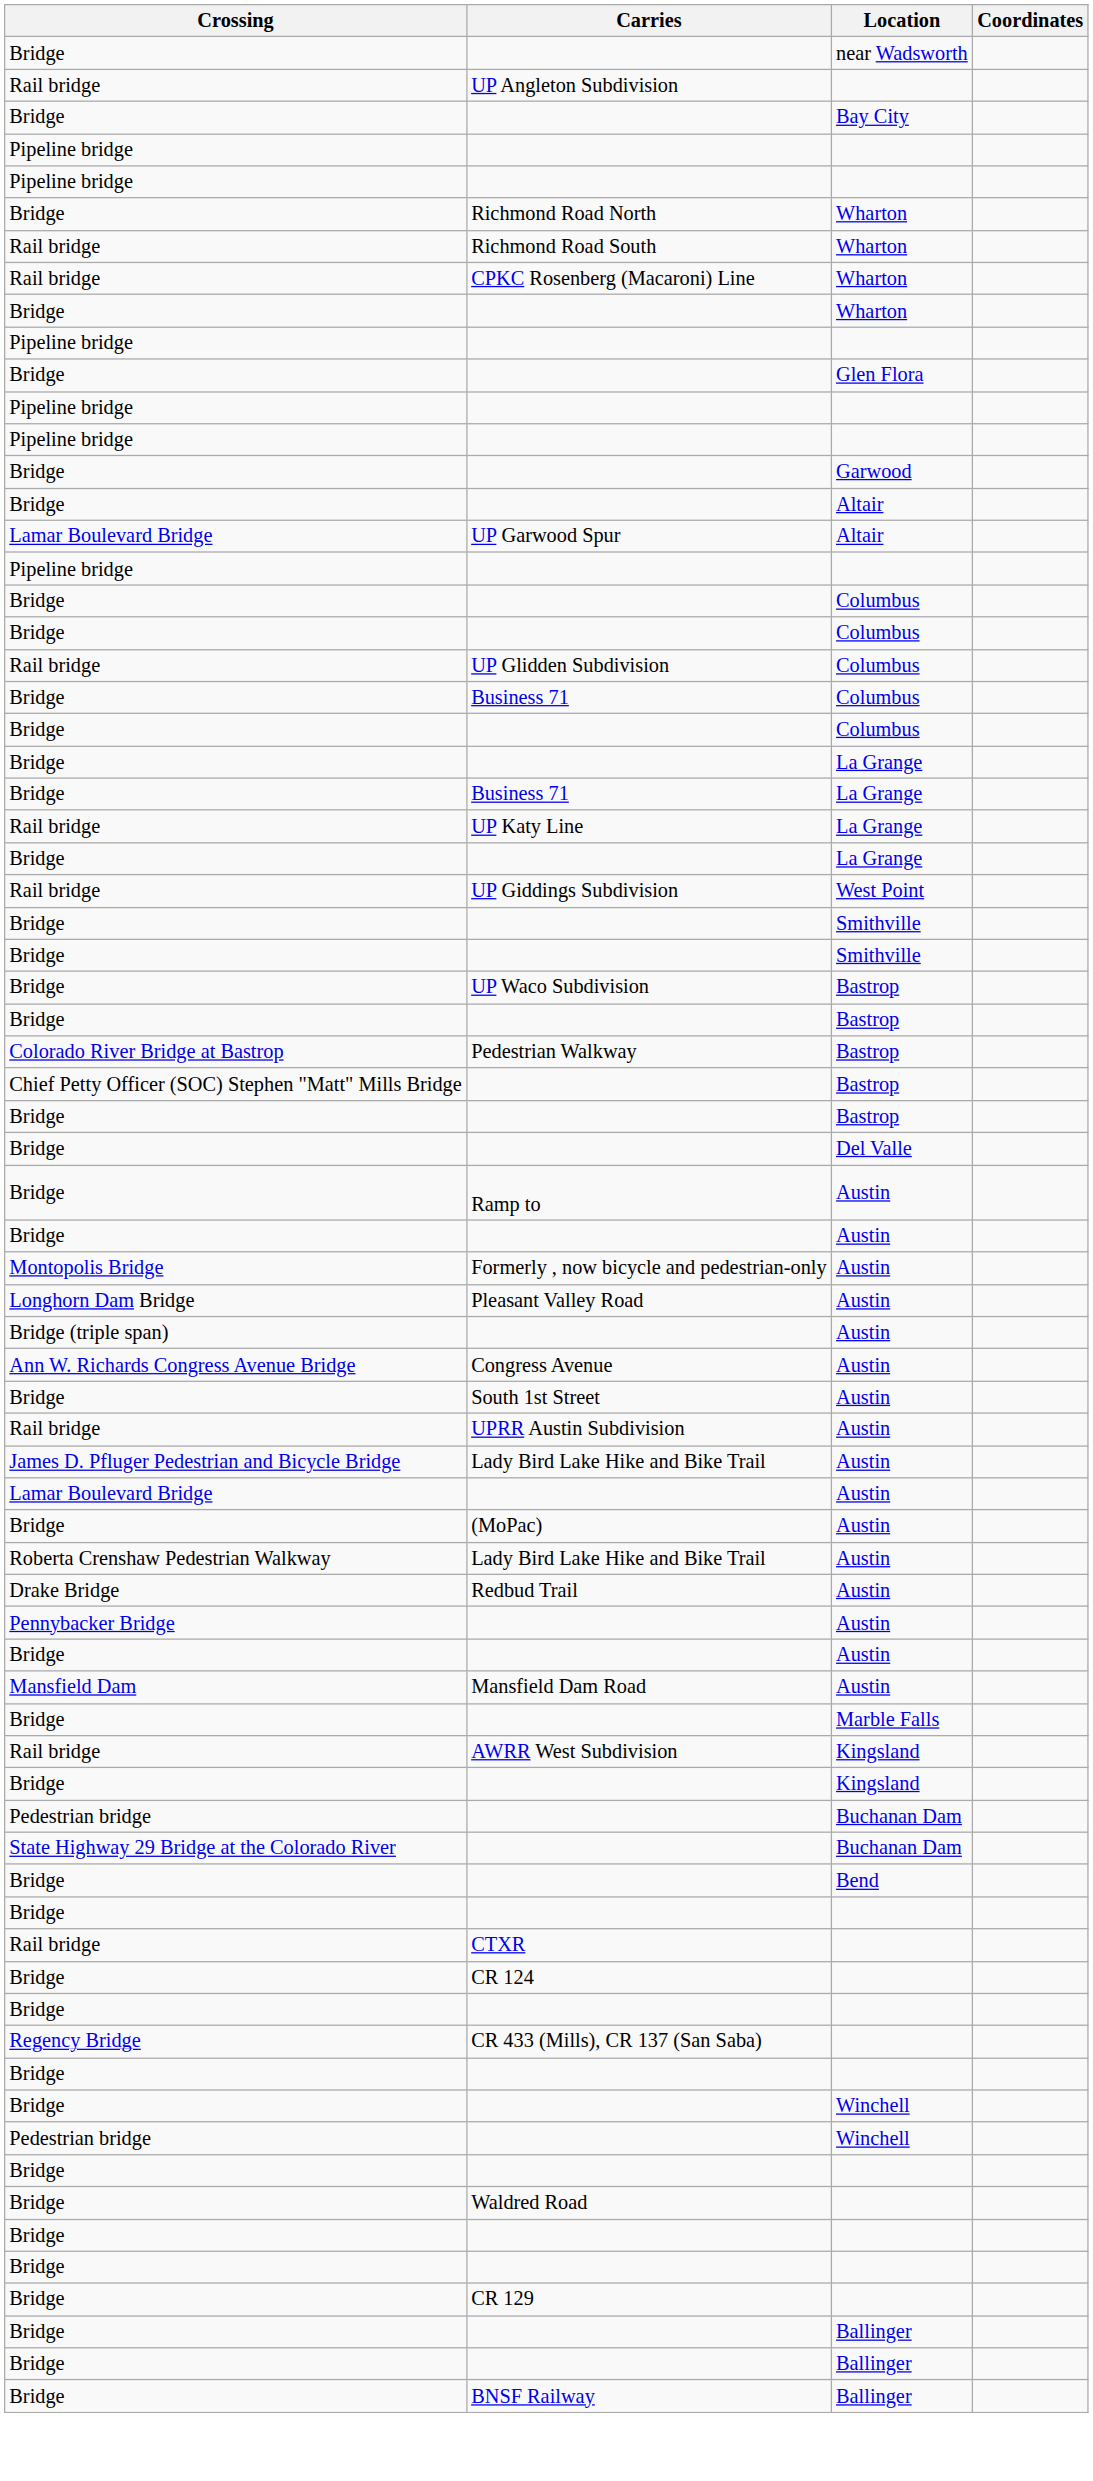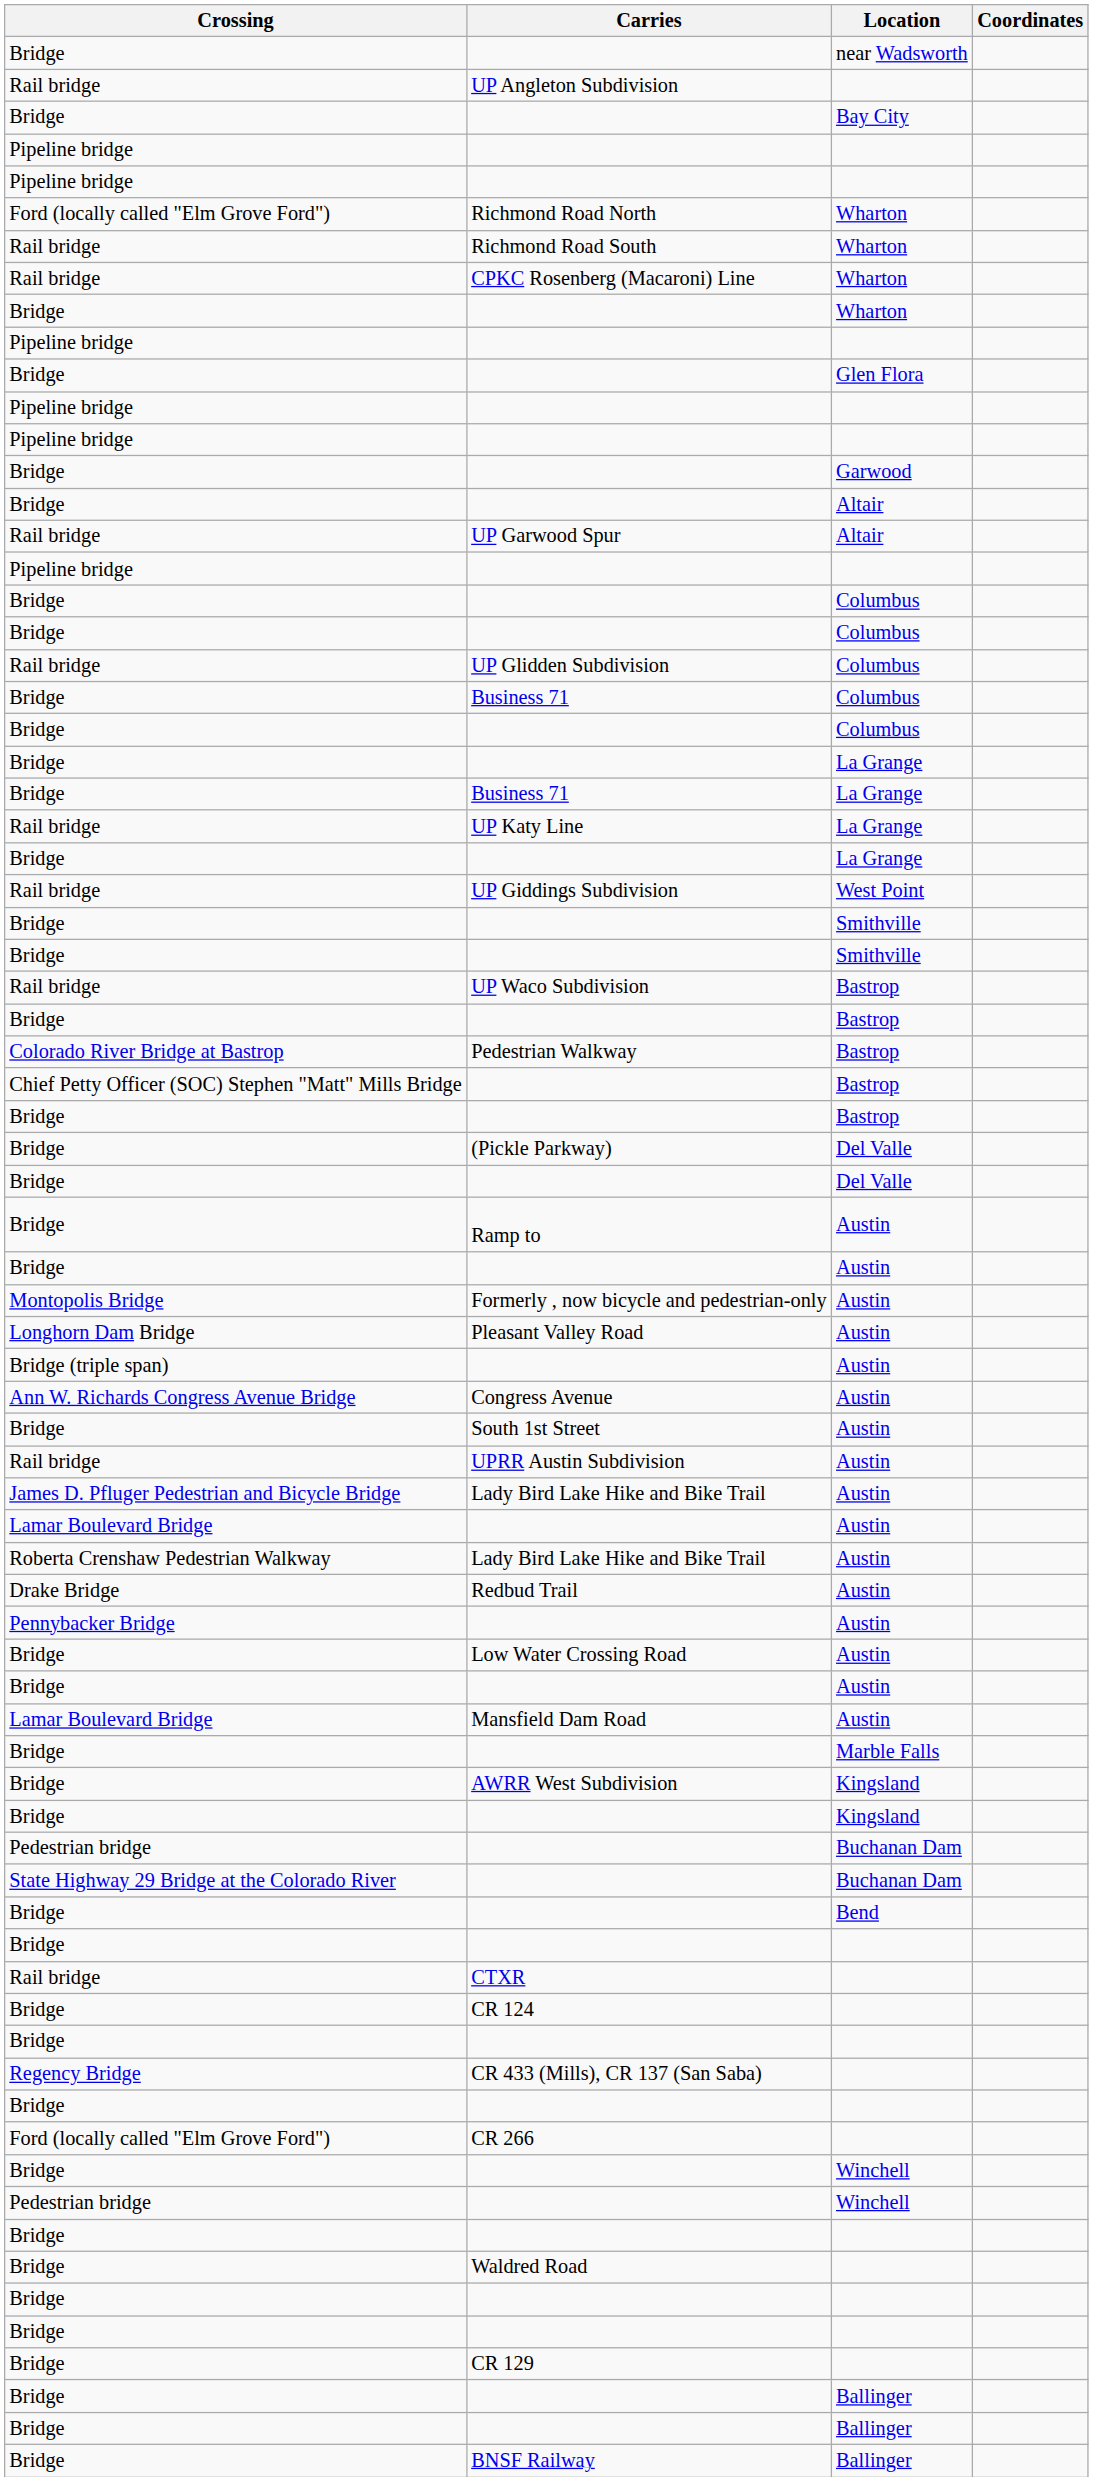(37, 213) Bridge -> (170, 213) Ford (locally called "Elm Grove Ford")
(111, 536) Lamar Boulevard Bridge -> (55, 536) Rail bridge
(37, 987) Bridge -> (55, 987) Rail bridge
+ row: (541, 1148)
- row: (507, 1525)
+ row: (579, 1654)
(73, 1687) Mansfield Dam -> (111, 1719) Lamar Boulevard Bridge
(55, 1751) Rail bridge -> (37, 1783) Bridge
+ row: (502, 2138)
